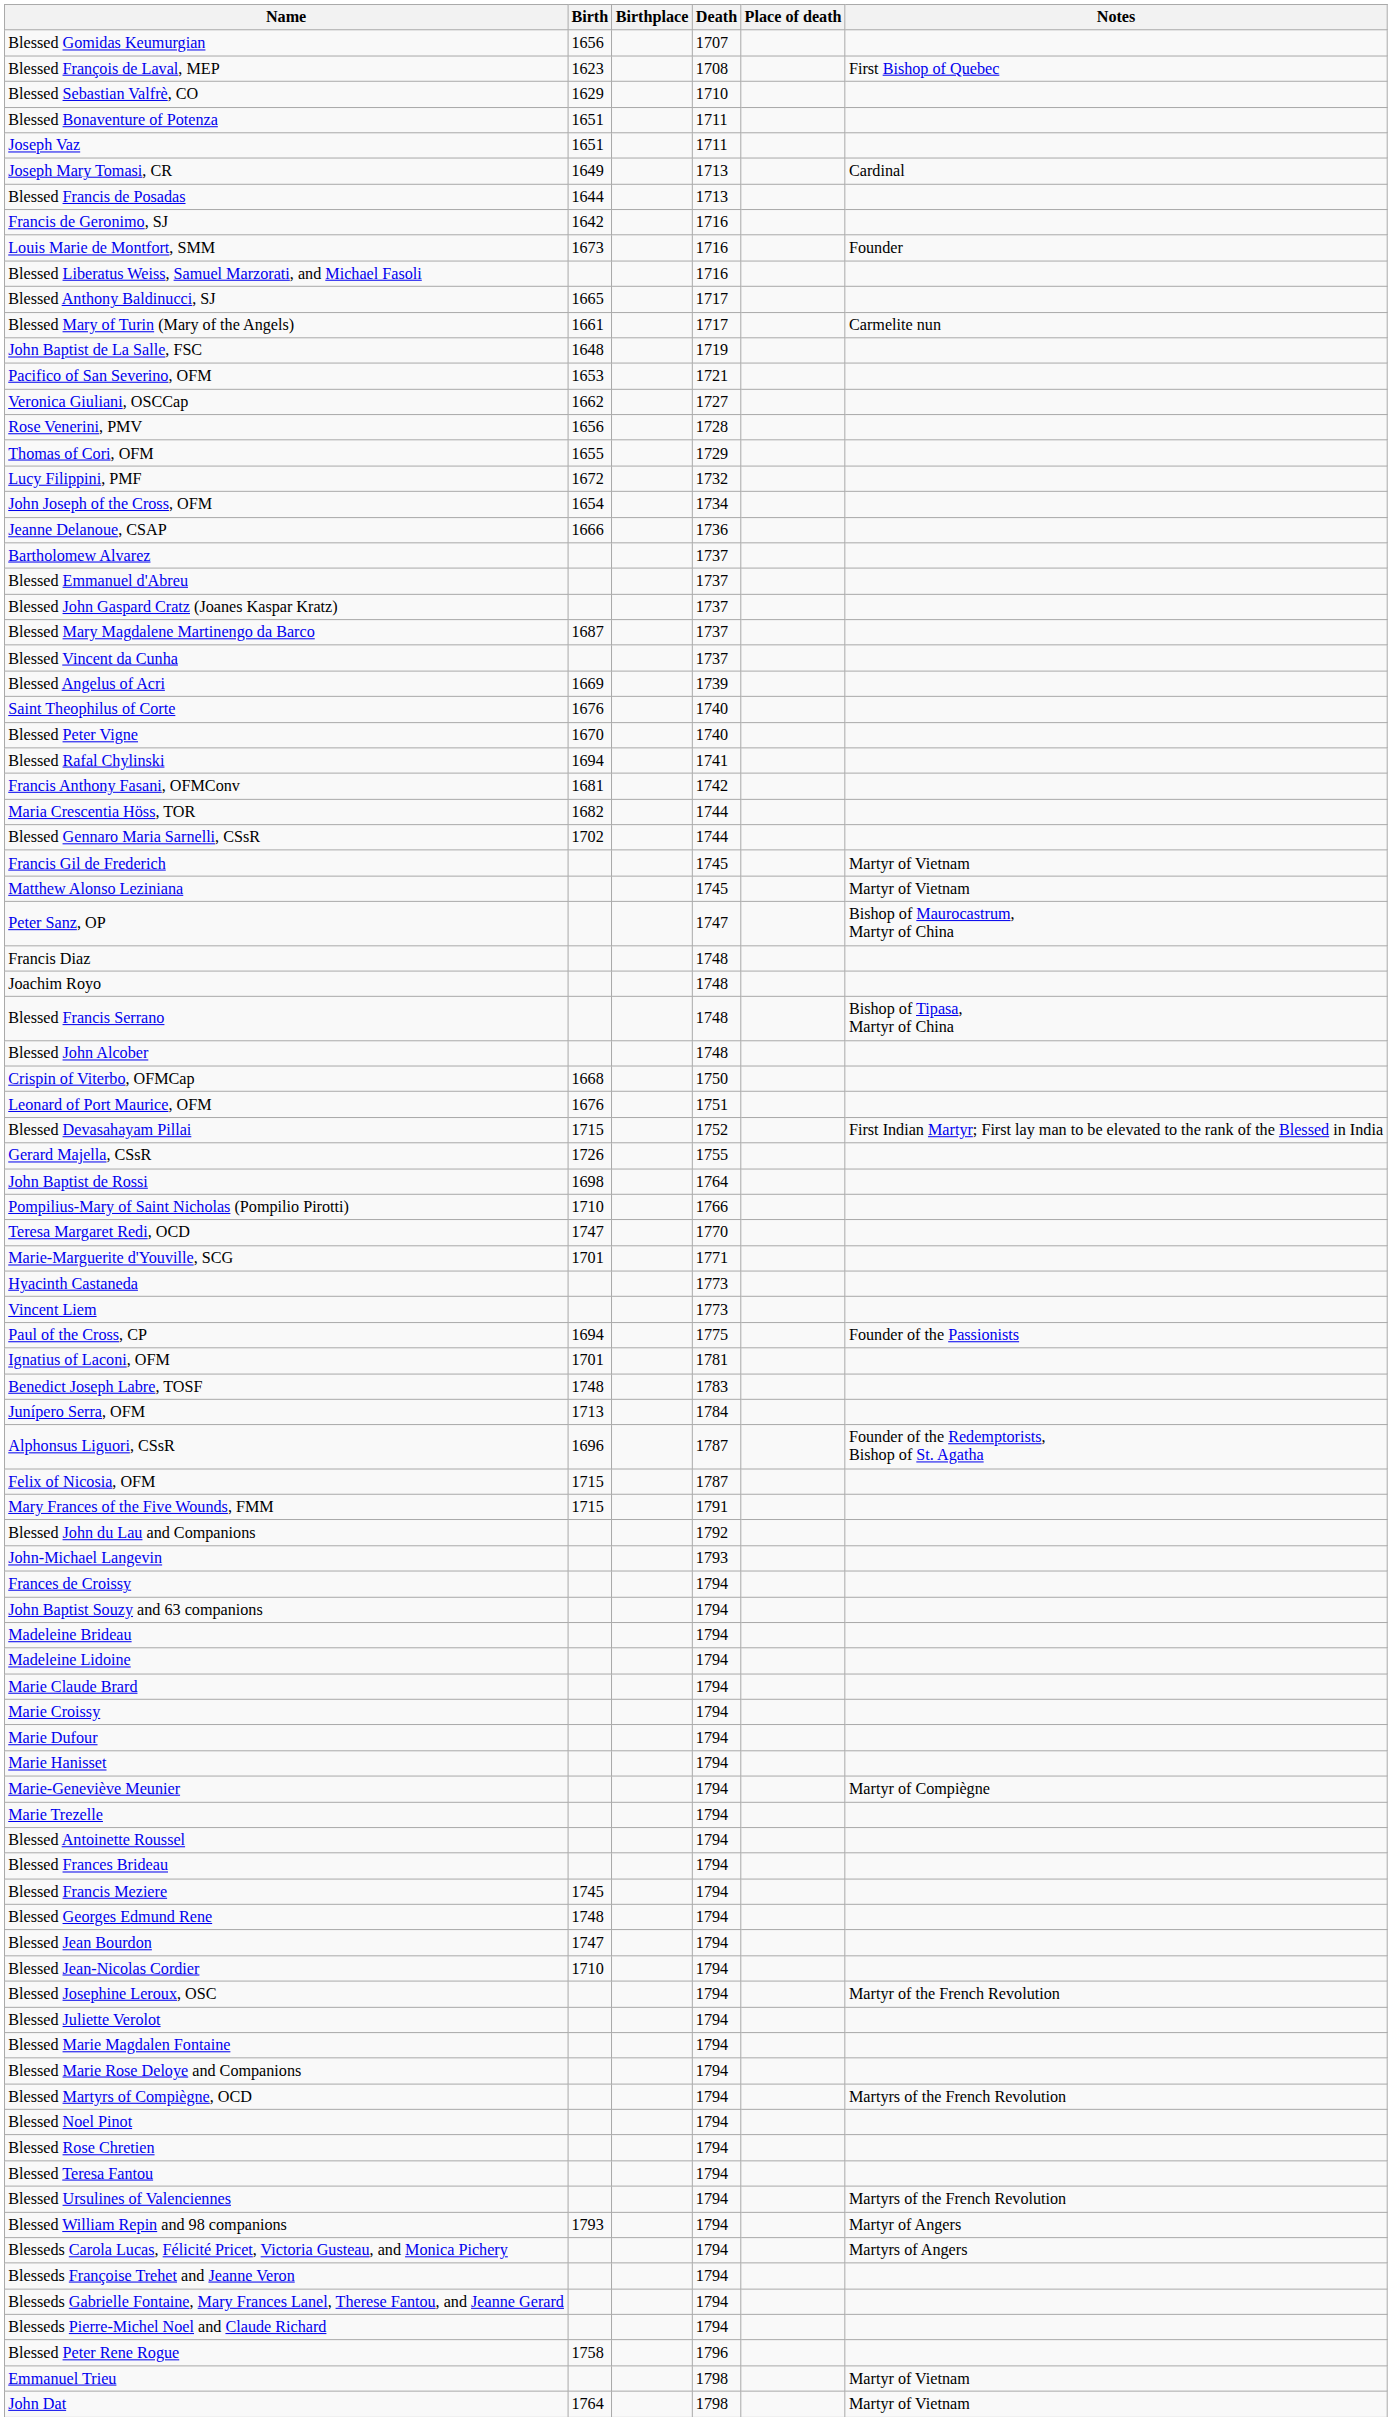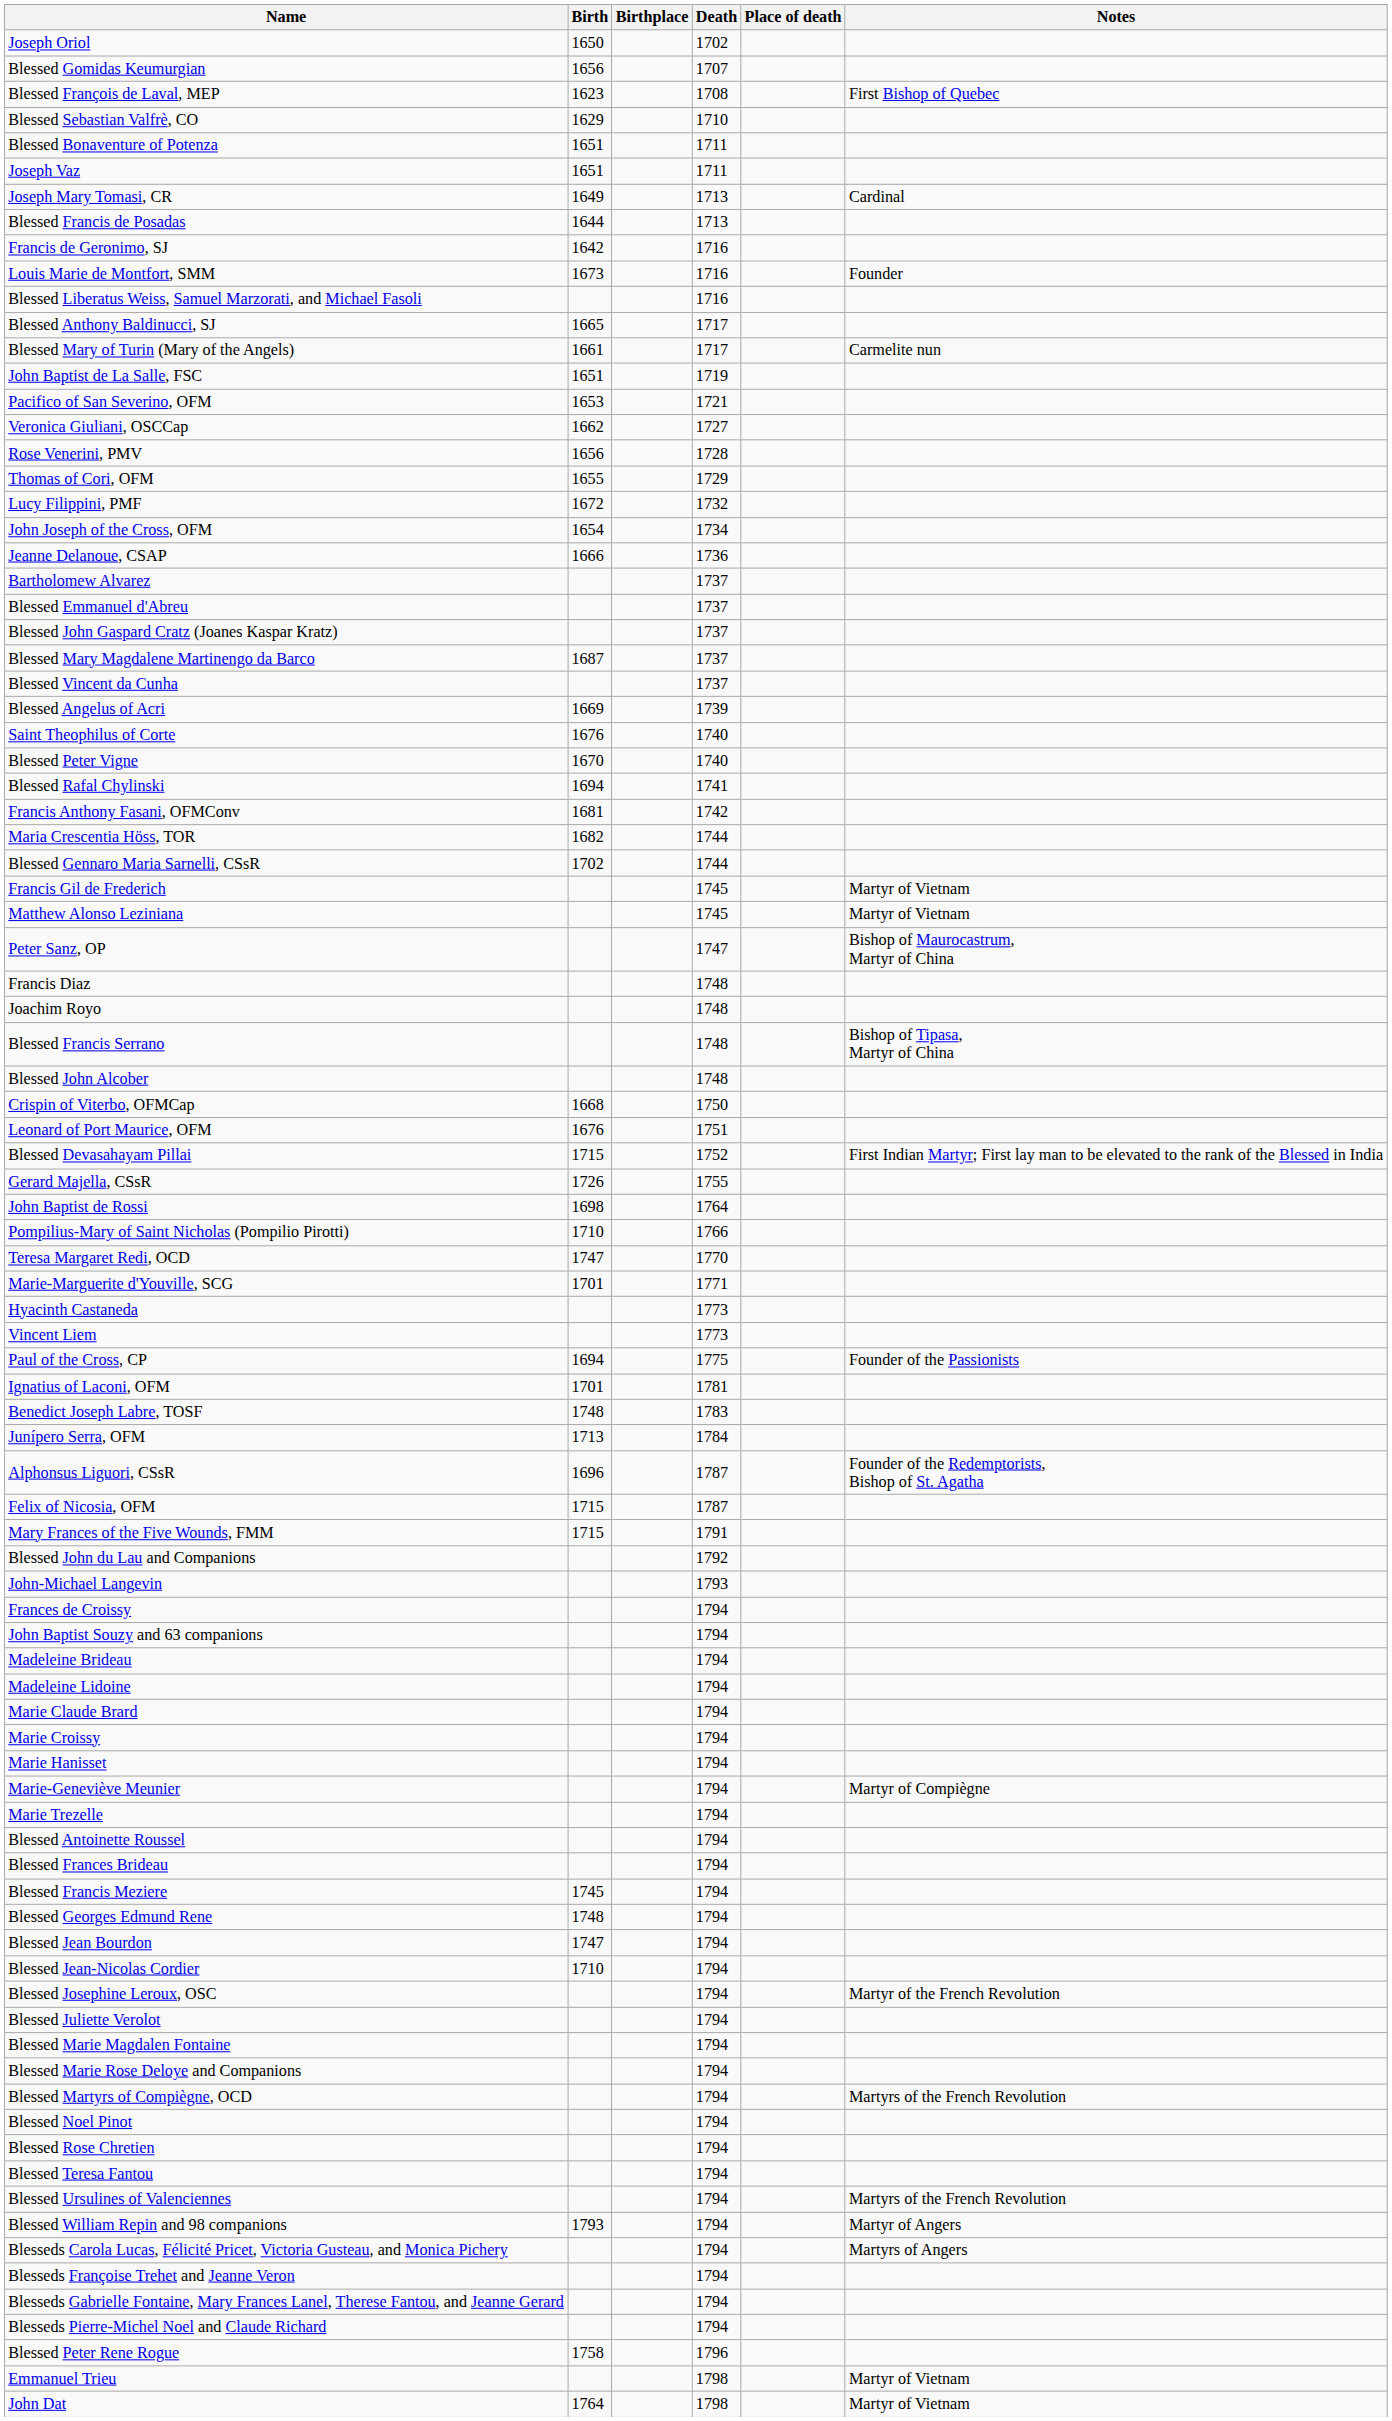+ row: (49, 42)
(588, 350) 1648 -> (588, 376) 1651
- row: (53, 1737)
